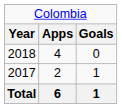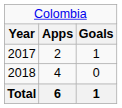rows swapped: (22, 73) <-> (22, 53)
